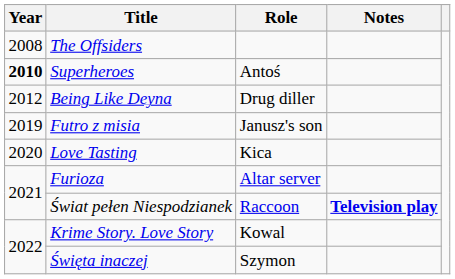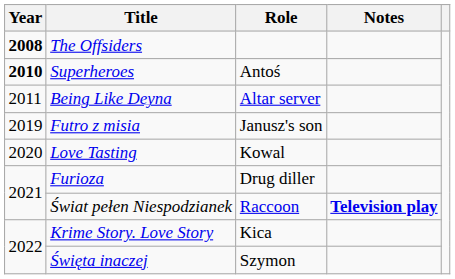(25, 44) normal -> (25, 44) bold
(25, 98) 2012 -> (25, 98) 2011
(277, 98) Drug diller -> (280, 98) Altar server
(256, 152) Kica -> (262, 152) Kowal
(280, 179) Altar server -> (277, 179) Drug diller
(262, 233) Kowal -> (256, 233) Kica
